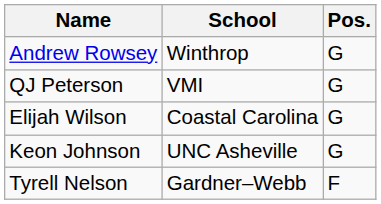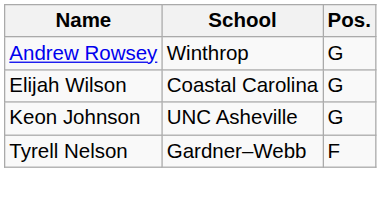- row: (66, 85)
